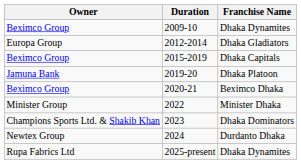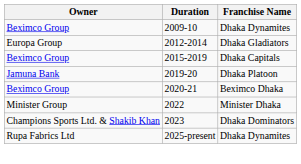- row: (174, 136)
